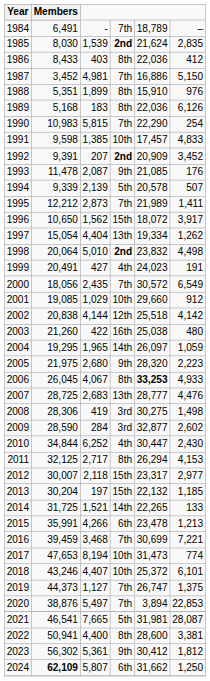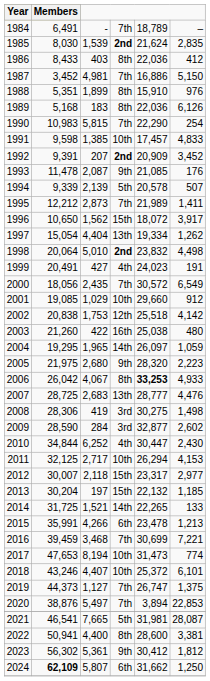(95, 316) 4,144 -> (95, 316) 1,753
(63, 380) 26,045 -> (63, 380) 26,042
(125, 460) 8th -> (122, 460) 10th
